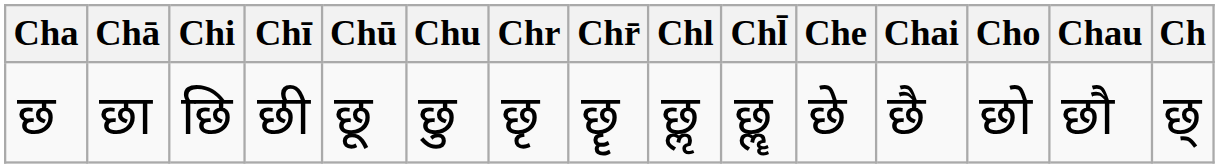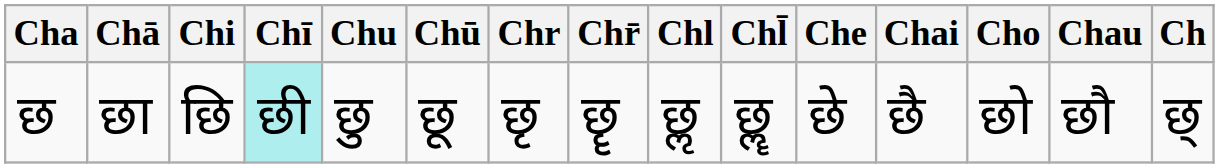columns swapped: (447, 33) <-> (364, 33)
(283, 116) no background -> (283, 116) paleturquoise background
